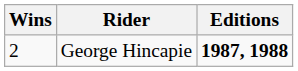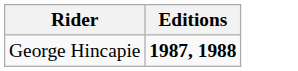- column: (30, 19)
